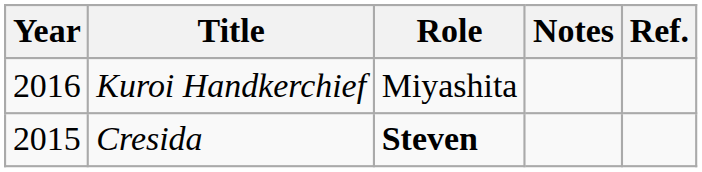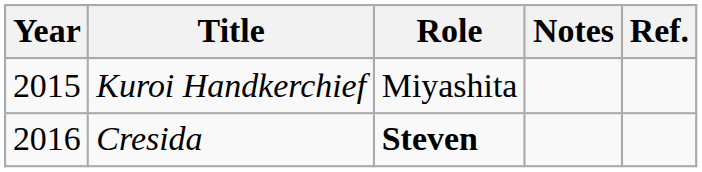(47, 85) 2016 -> (47, 85) 2015
(47, 138) 2015 -> (47, 138) 2016
